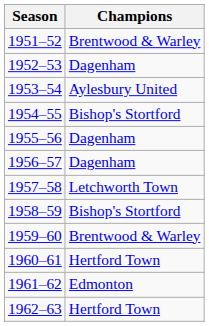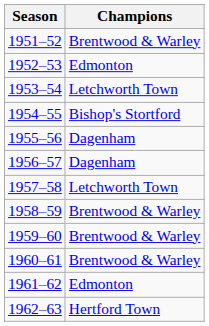(102, 65) Dagenham -> (101, 65) Edmonton
(123, 89) Aylesbury United -> (123, 89) Letchworth Town
(125, 211) Bishop's Stortford -> (135, 211) Brentwood & Warley
(114, 260) Hertford Town -> (135, 260) Brentwood & Warley
